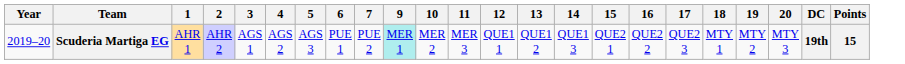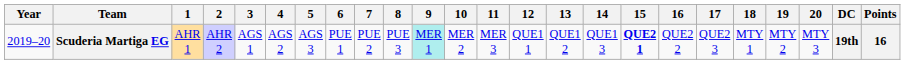+ column: (398, 14)
(610, 41) normal -> (640, 41) bold
(850, 41) 15 -> (880, 41) 16
